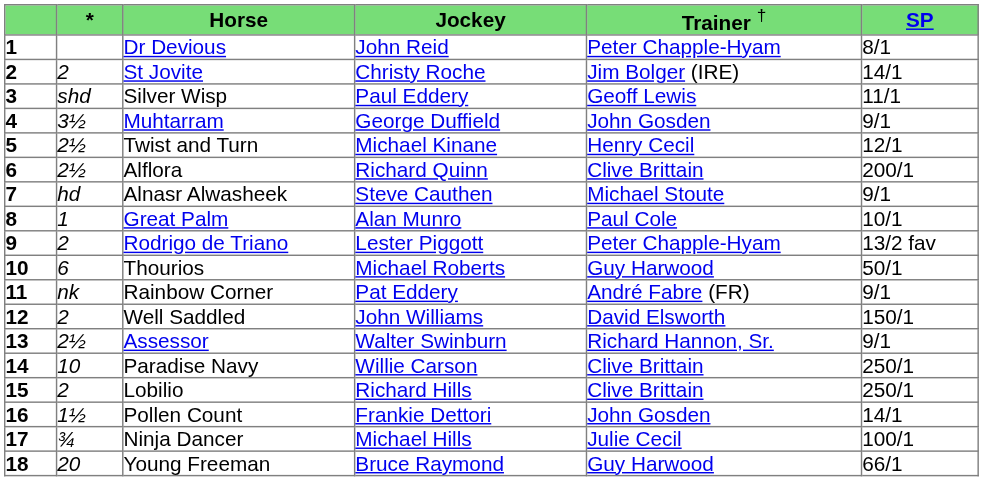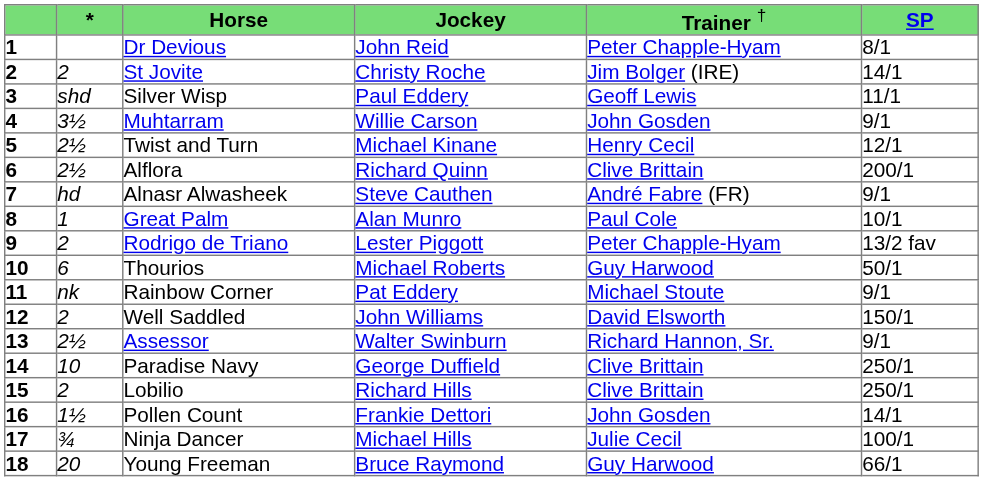(428, 120) George Duffield -> (416, 120) Willie Carson
(656, 194) Michael Stoute -> (668, 194) André Fabre (FR)
(668, 292) André Fabre (FR) -> (656, 292) Michael Stoute
(416, 365) Willie Carson -> (428, 365) George Duffield
